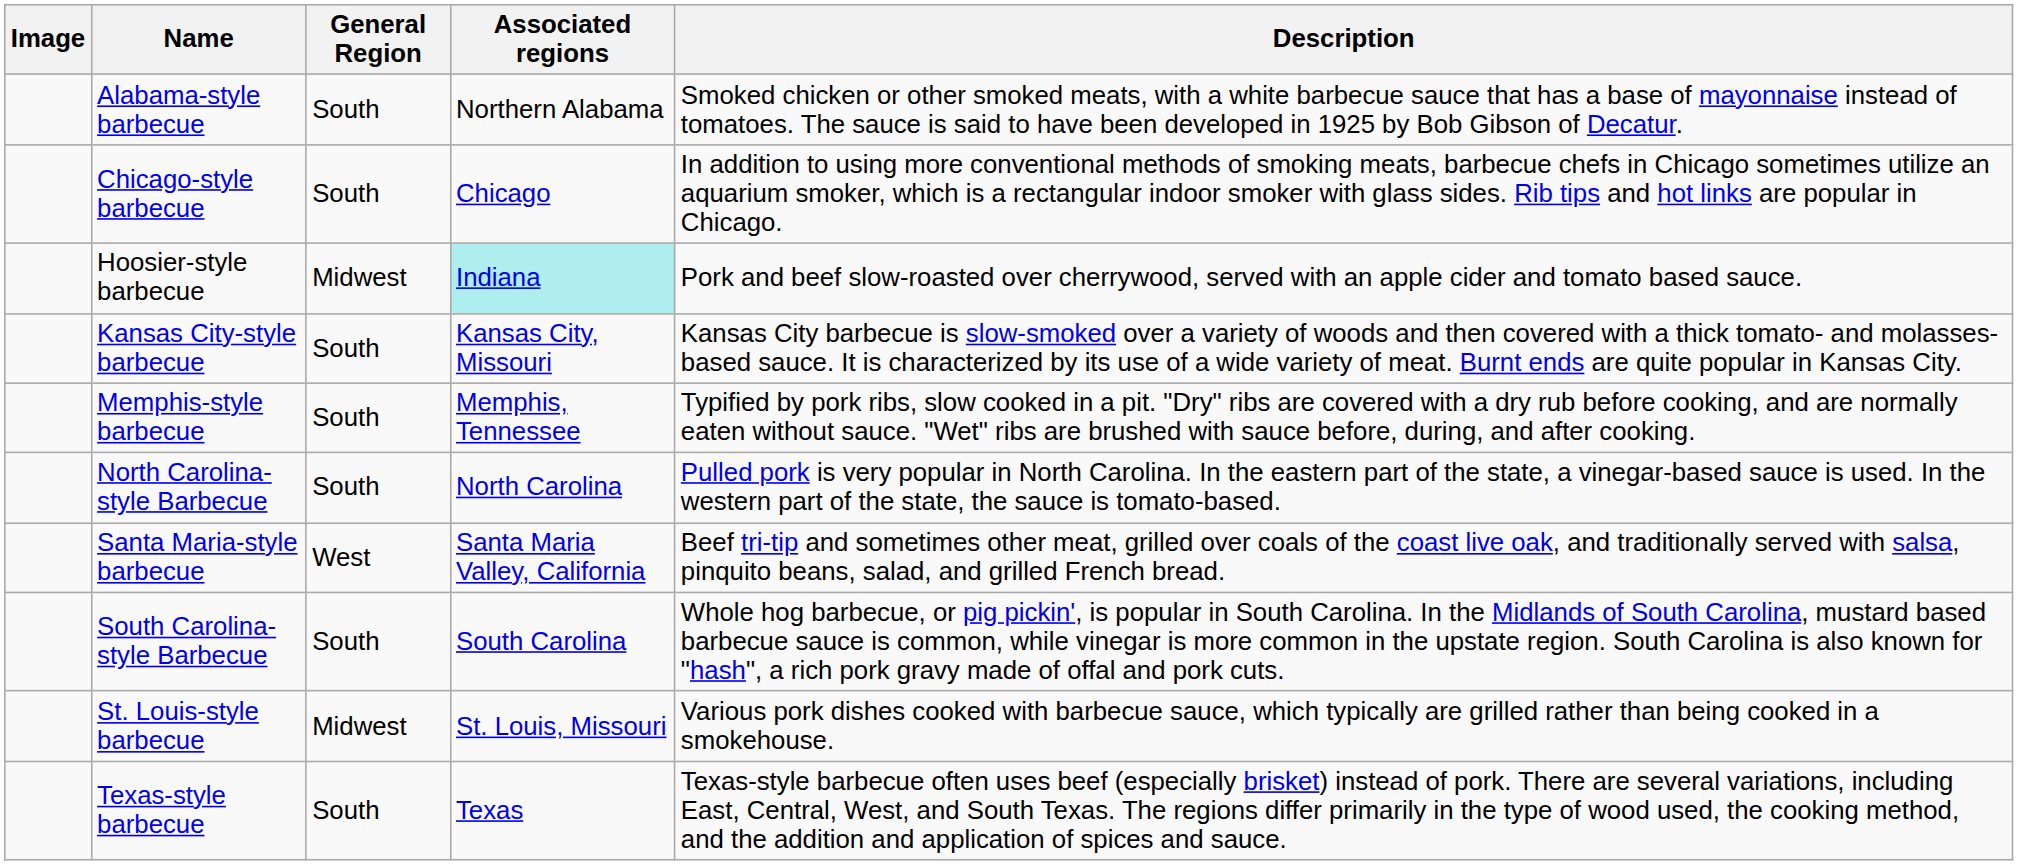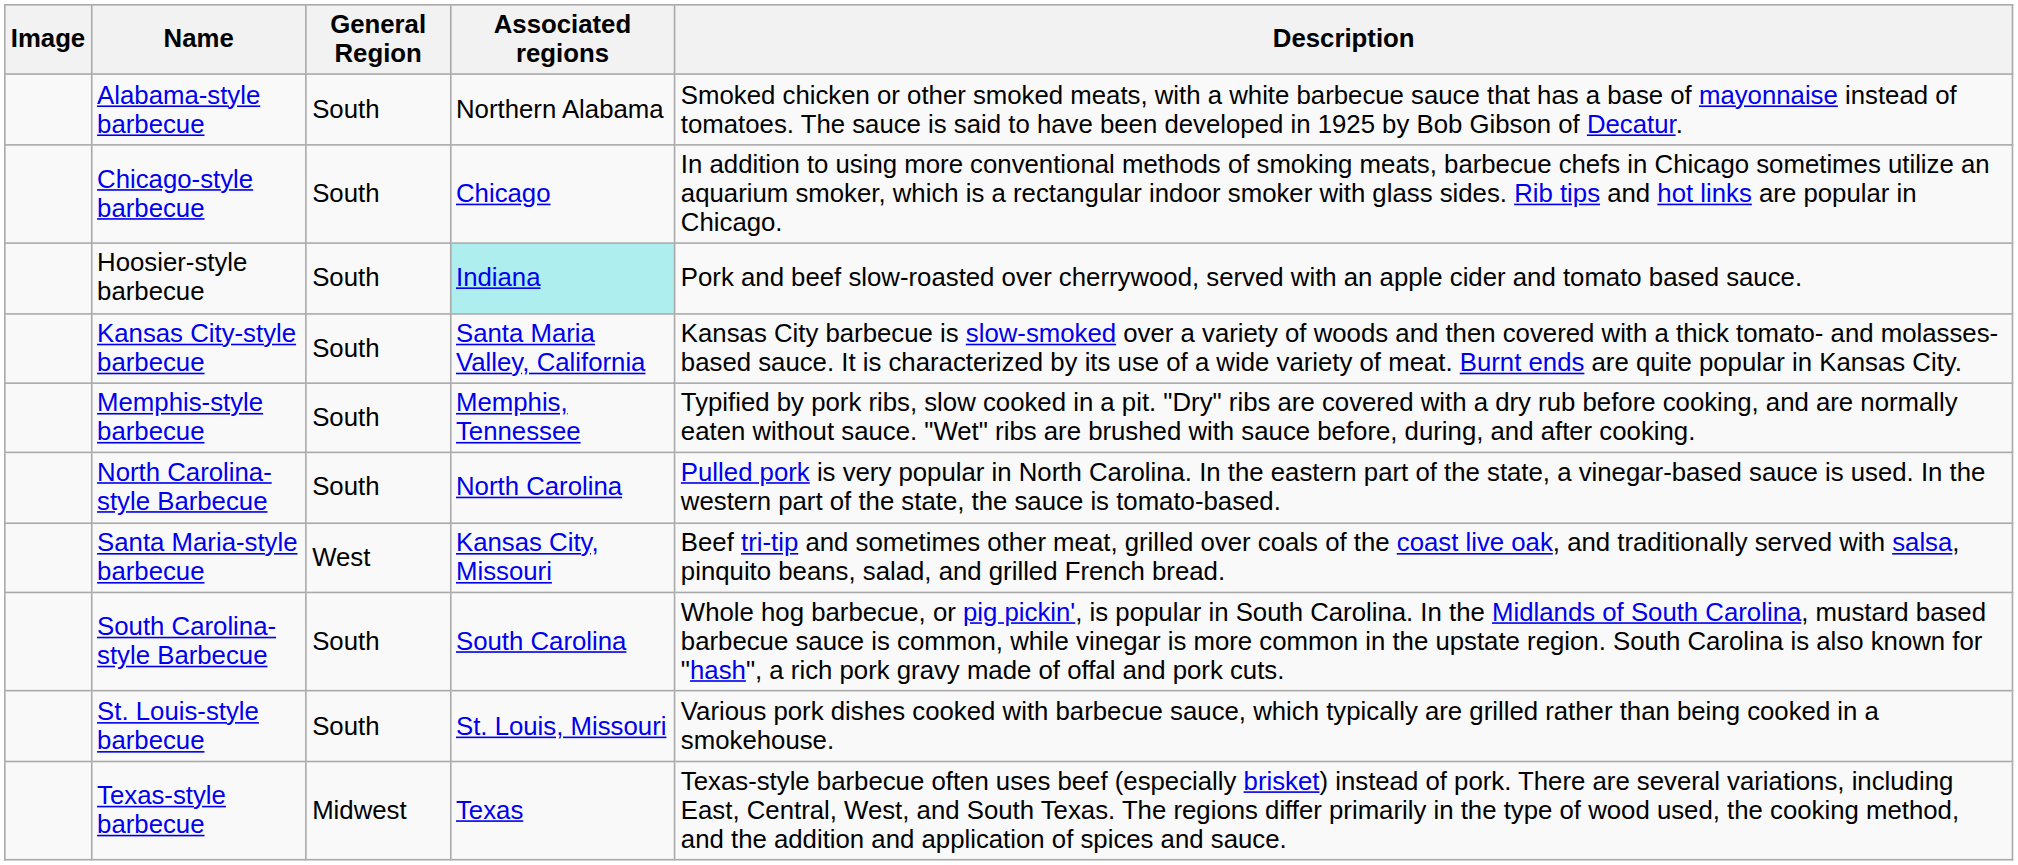(359, 277) Midwest -> (346, 277) South
(527, 347) Kansas City, Missouri -> (551, 347) Santa Maria Valley, California
(551, 557) Santa Maria Valley, California -> (527, 557) Kansas City, Missouri
(359, 725) Midwest -> (346, 725) South
(346, 810) South -> (359, 810) Midwest
